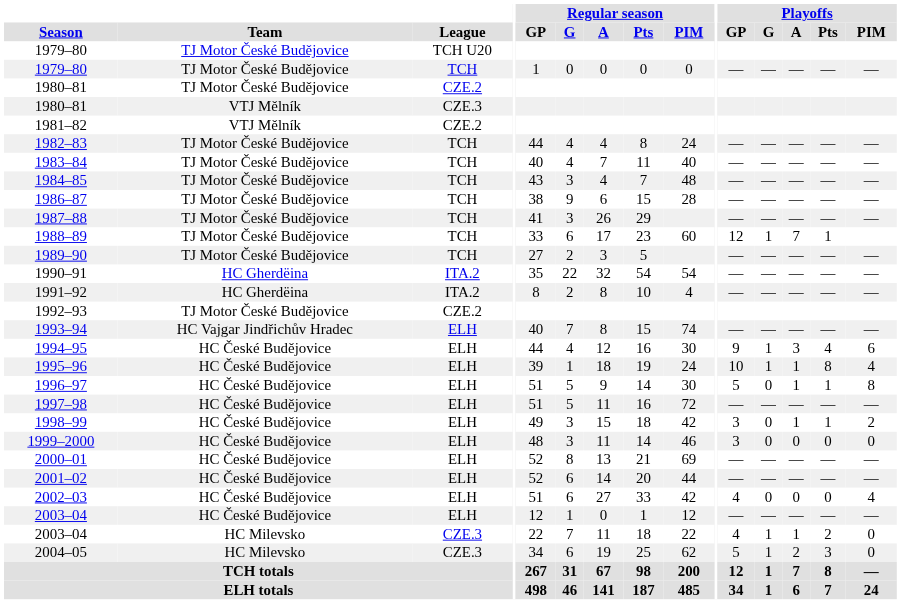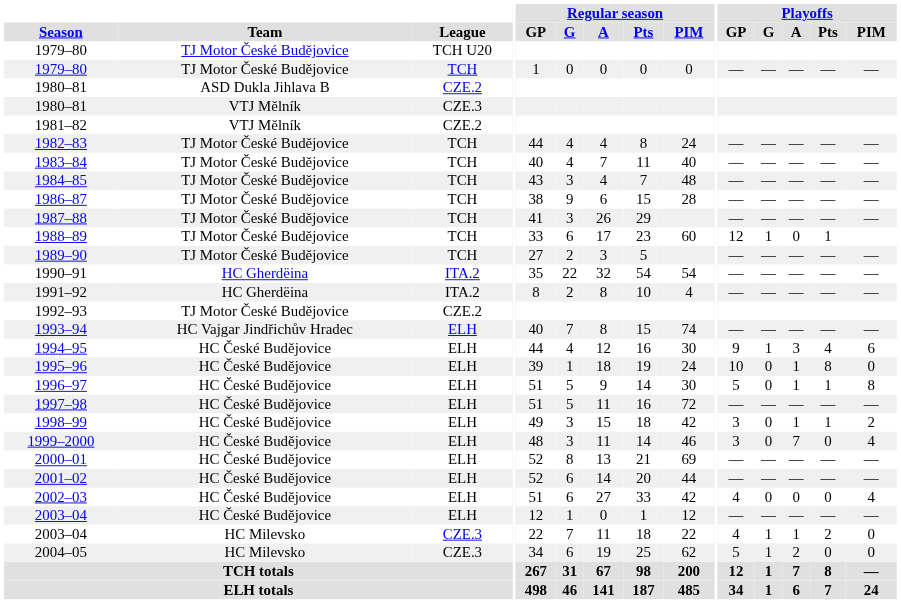(265, 87) TJ Motor České Budějovice -> (265, 87) ASD Dukla Jihlava B
(796, 236) 7 -> (796, 236) 0
(768, 366) 1 -> (768, 366) 0
(871, 366) 4 -> (871, 366) 0
(796, 441) 0 -> (796, 441) 7
(871, 441) 0 -> (871, 441) 4
(828, 552) 3 -> (828, 552) 0
